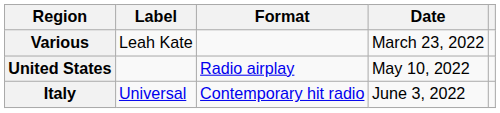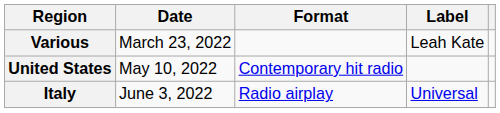columns swapped: (428, 17) <-> (156, 17)
(247, 68) Radio airplay -> (321, 68) Contemporary hit radio
(282, 94) Contemporary hit radio -> (286, 94) Radio airplay
